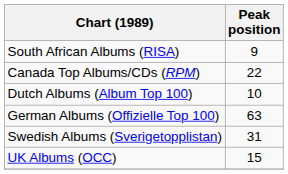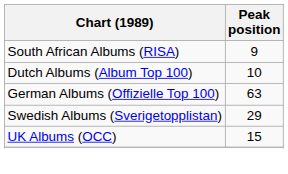- row: (104, 72)
(254, 136) 31 -> (254, 115) 29
